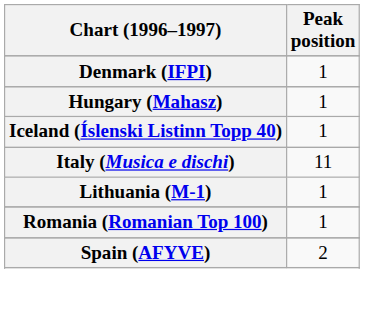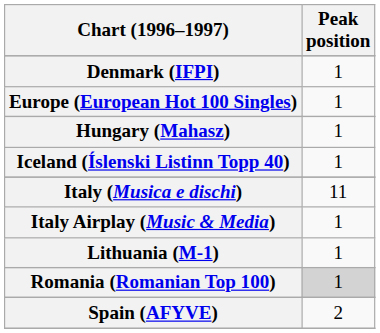+ row: (153, 101)
+ row: (153, 222)
(323, 222) no background -> (338, 282) lightgrey background
